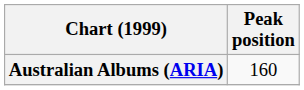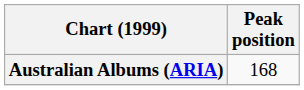(263, 69) 160 -> (263, 69) 168
